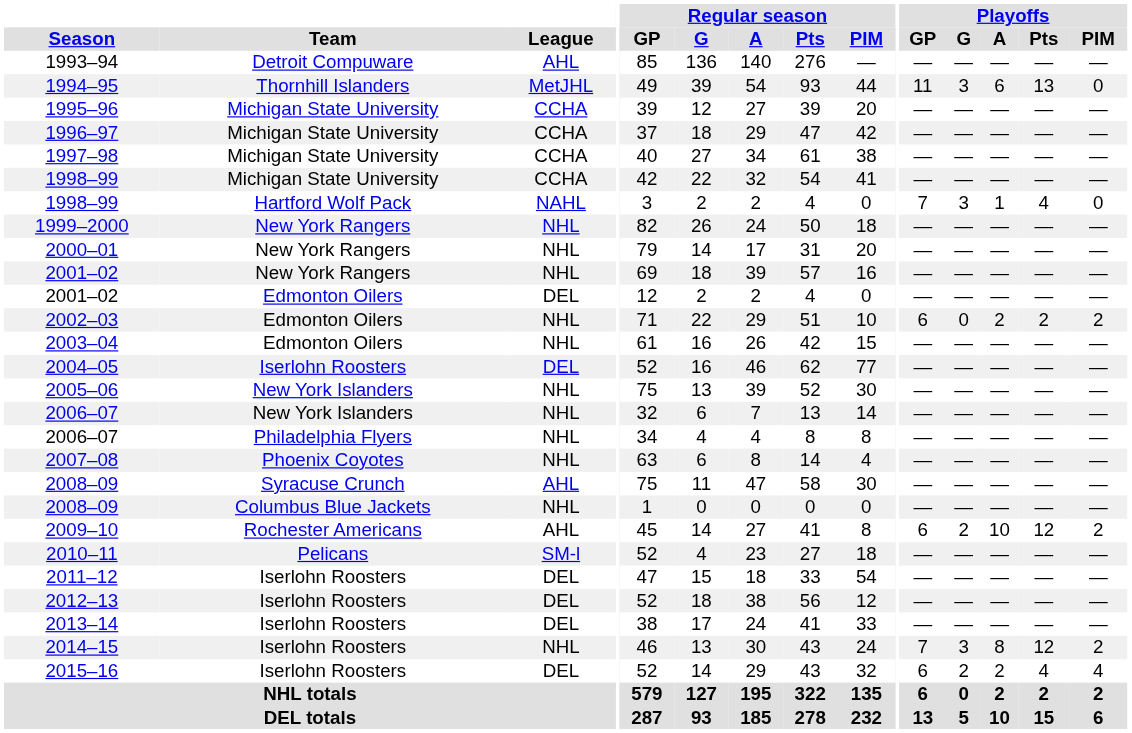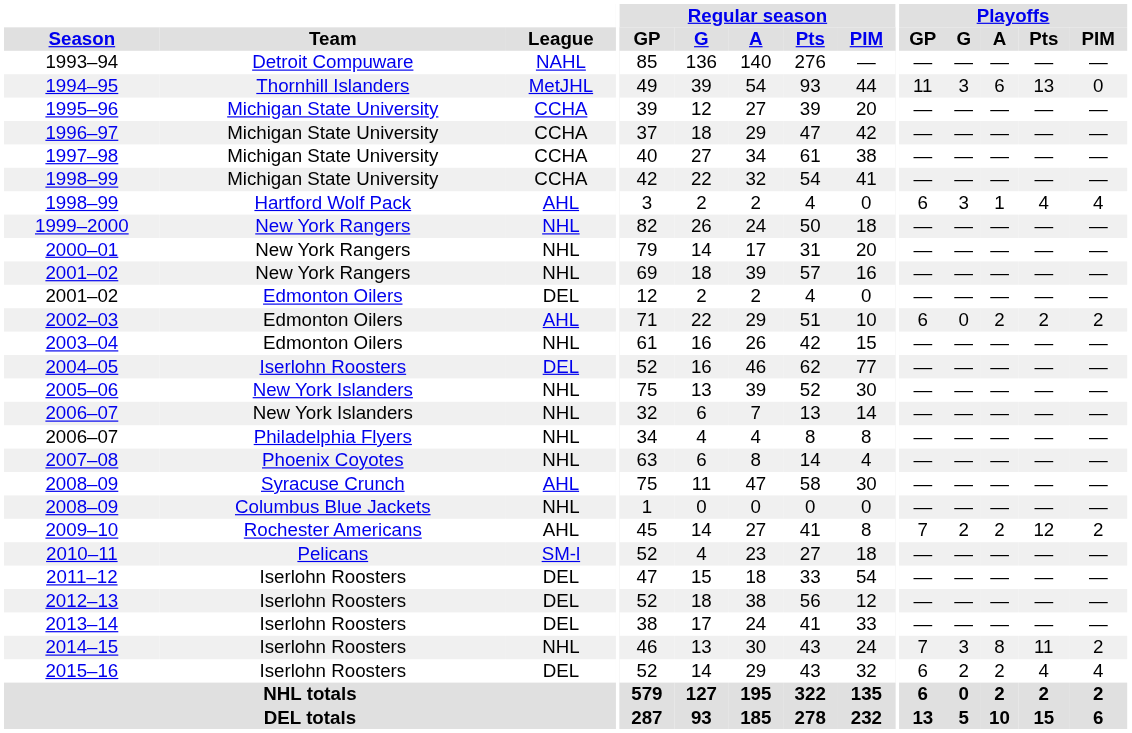(561, 62) AHL -> (561, 62) NAHL
(561, 202) NAHL -> (561, 202) AHL
(923, 202) 7 -> (923, 202) 6
(1098, 202) 0 -> (1098, 202) 4
(561, 319) NHL -> (561, 319) AHL
(923, 530) 6 -> (923, 530) 7
(1000, 530) 10 -> (1000, 530) 2
(1044, 647) 12 -> (1044, 647) 11
